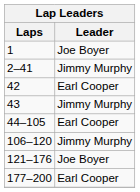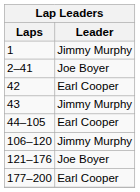(83, 50) Joe Boyer -> (95, 50) Jimmy Murphy
(95, 68) Jimmy Murphy -> (83, 68) Joe Boyer
